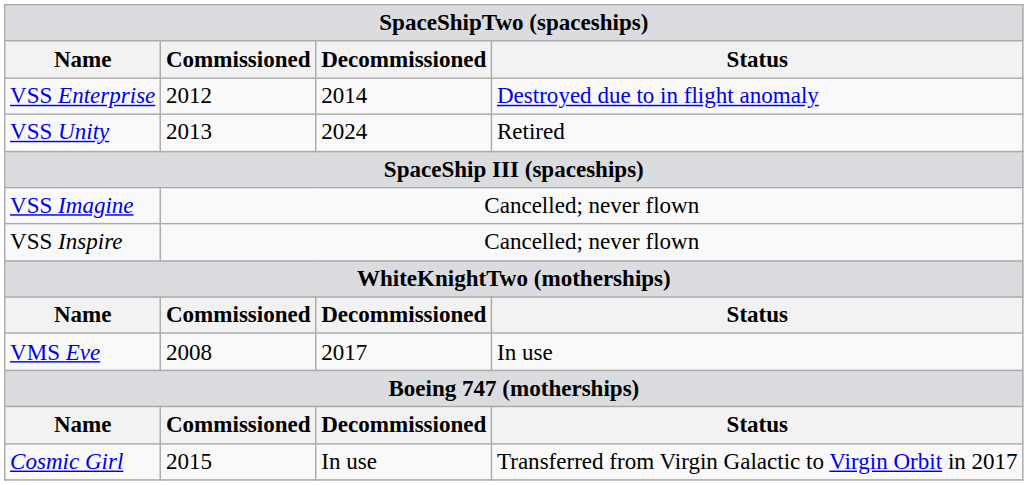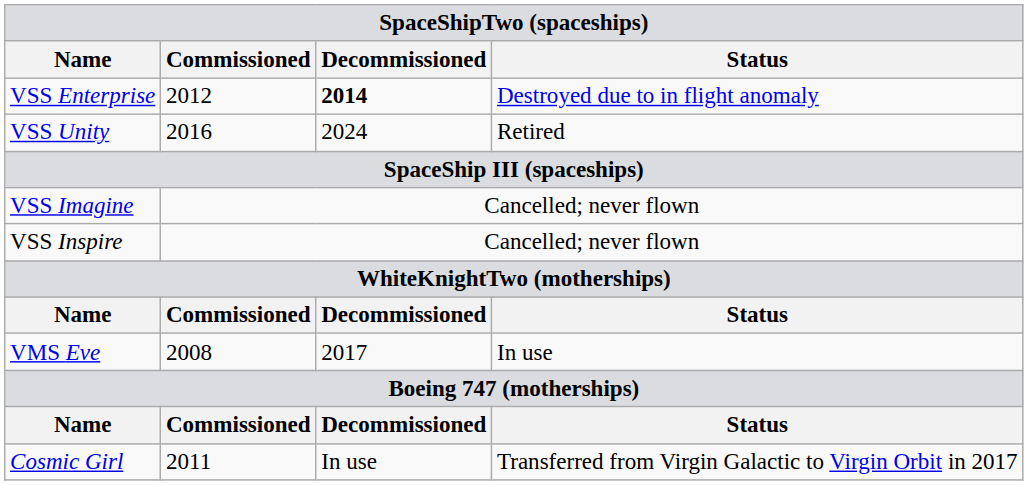(344, 95) normal -> (344, 95) bold
(189, 132) 2013 -> (189, 132) 2016
(189, 461) 2015 -> (189, 461) 2011
